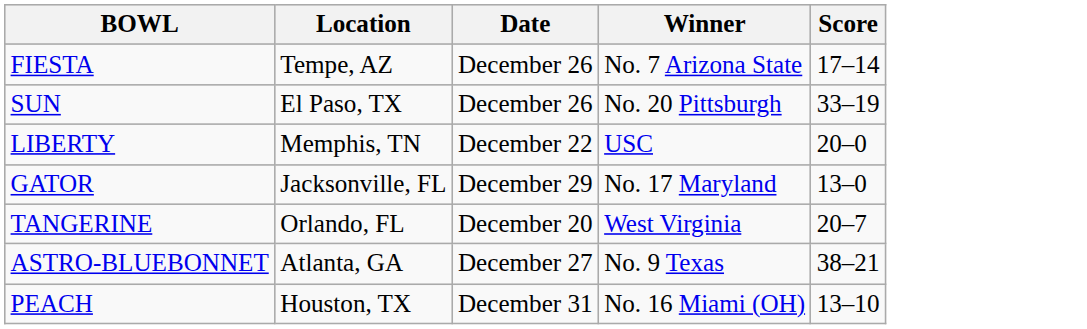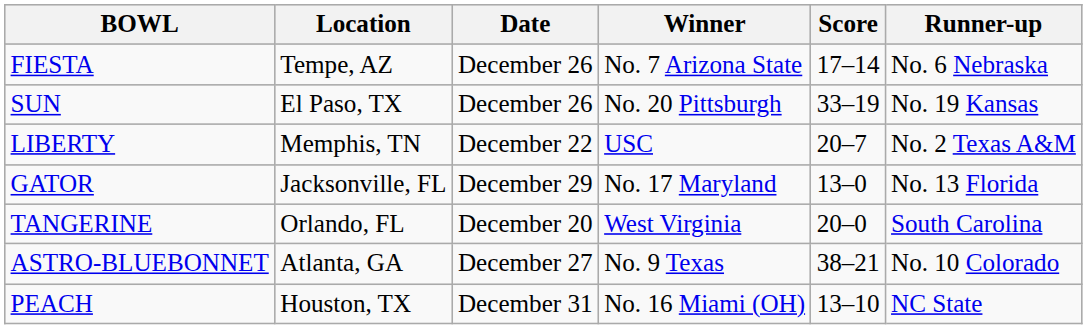+ column: (983, 24)
(842, 143) 20–0 -> (842, 143) 20–7
(842, 223) 20–7 -> (842, 223) 20–0
